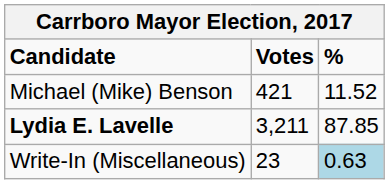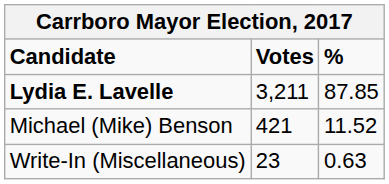rows swapped: (92, 126) <-> (121, 91)
(345, 160) lightblue background -> (345, 160) no background
